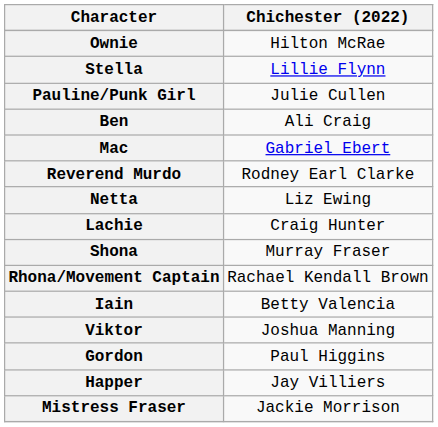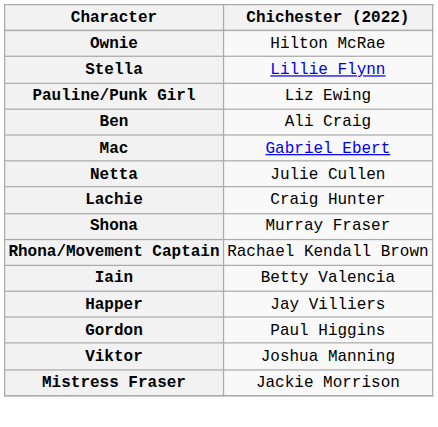(328, 96) Julie Cullen -> (328, 96) Liz Ewing
- row: (114, 174)
(328, 200) Liz Ewing -> (328, 174) Julie Cullen
rows swapped: (114, 330) <-> (114, 382)
